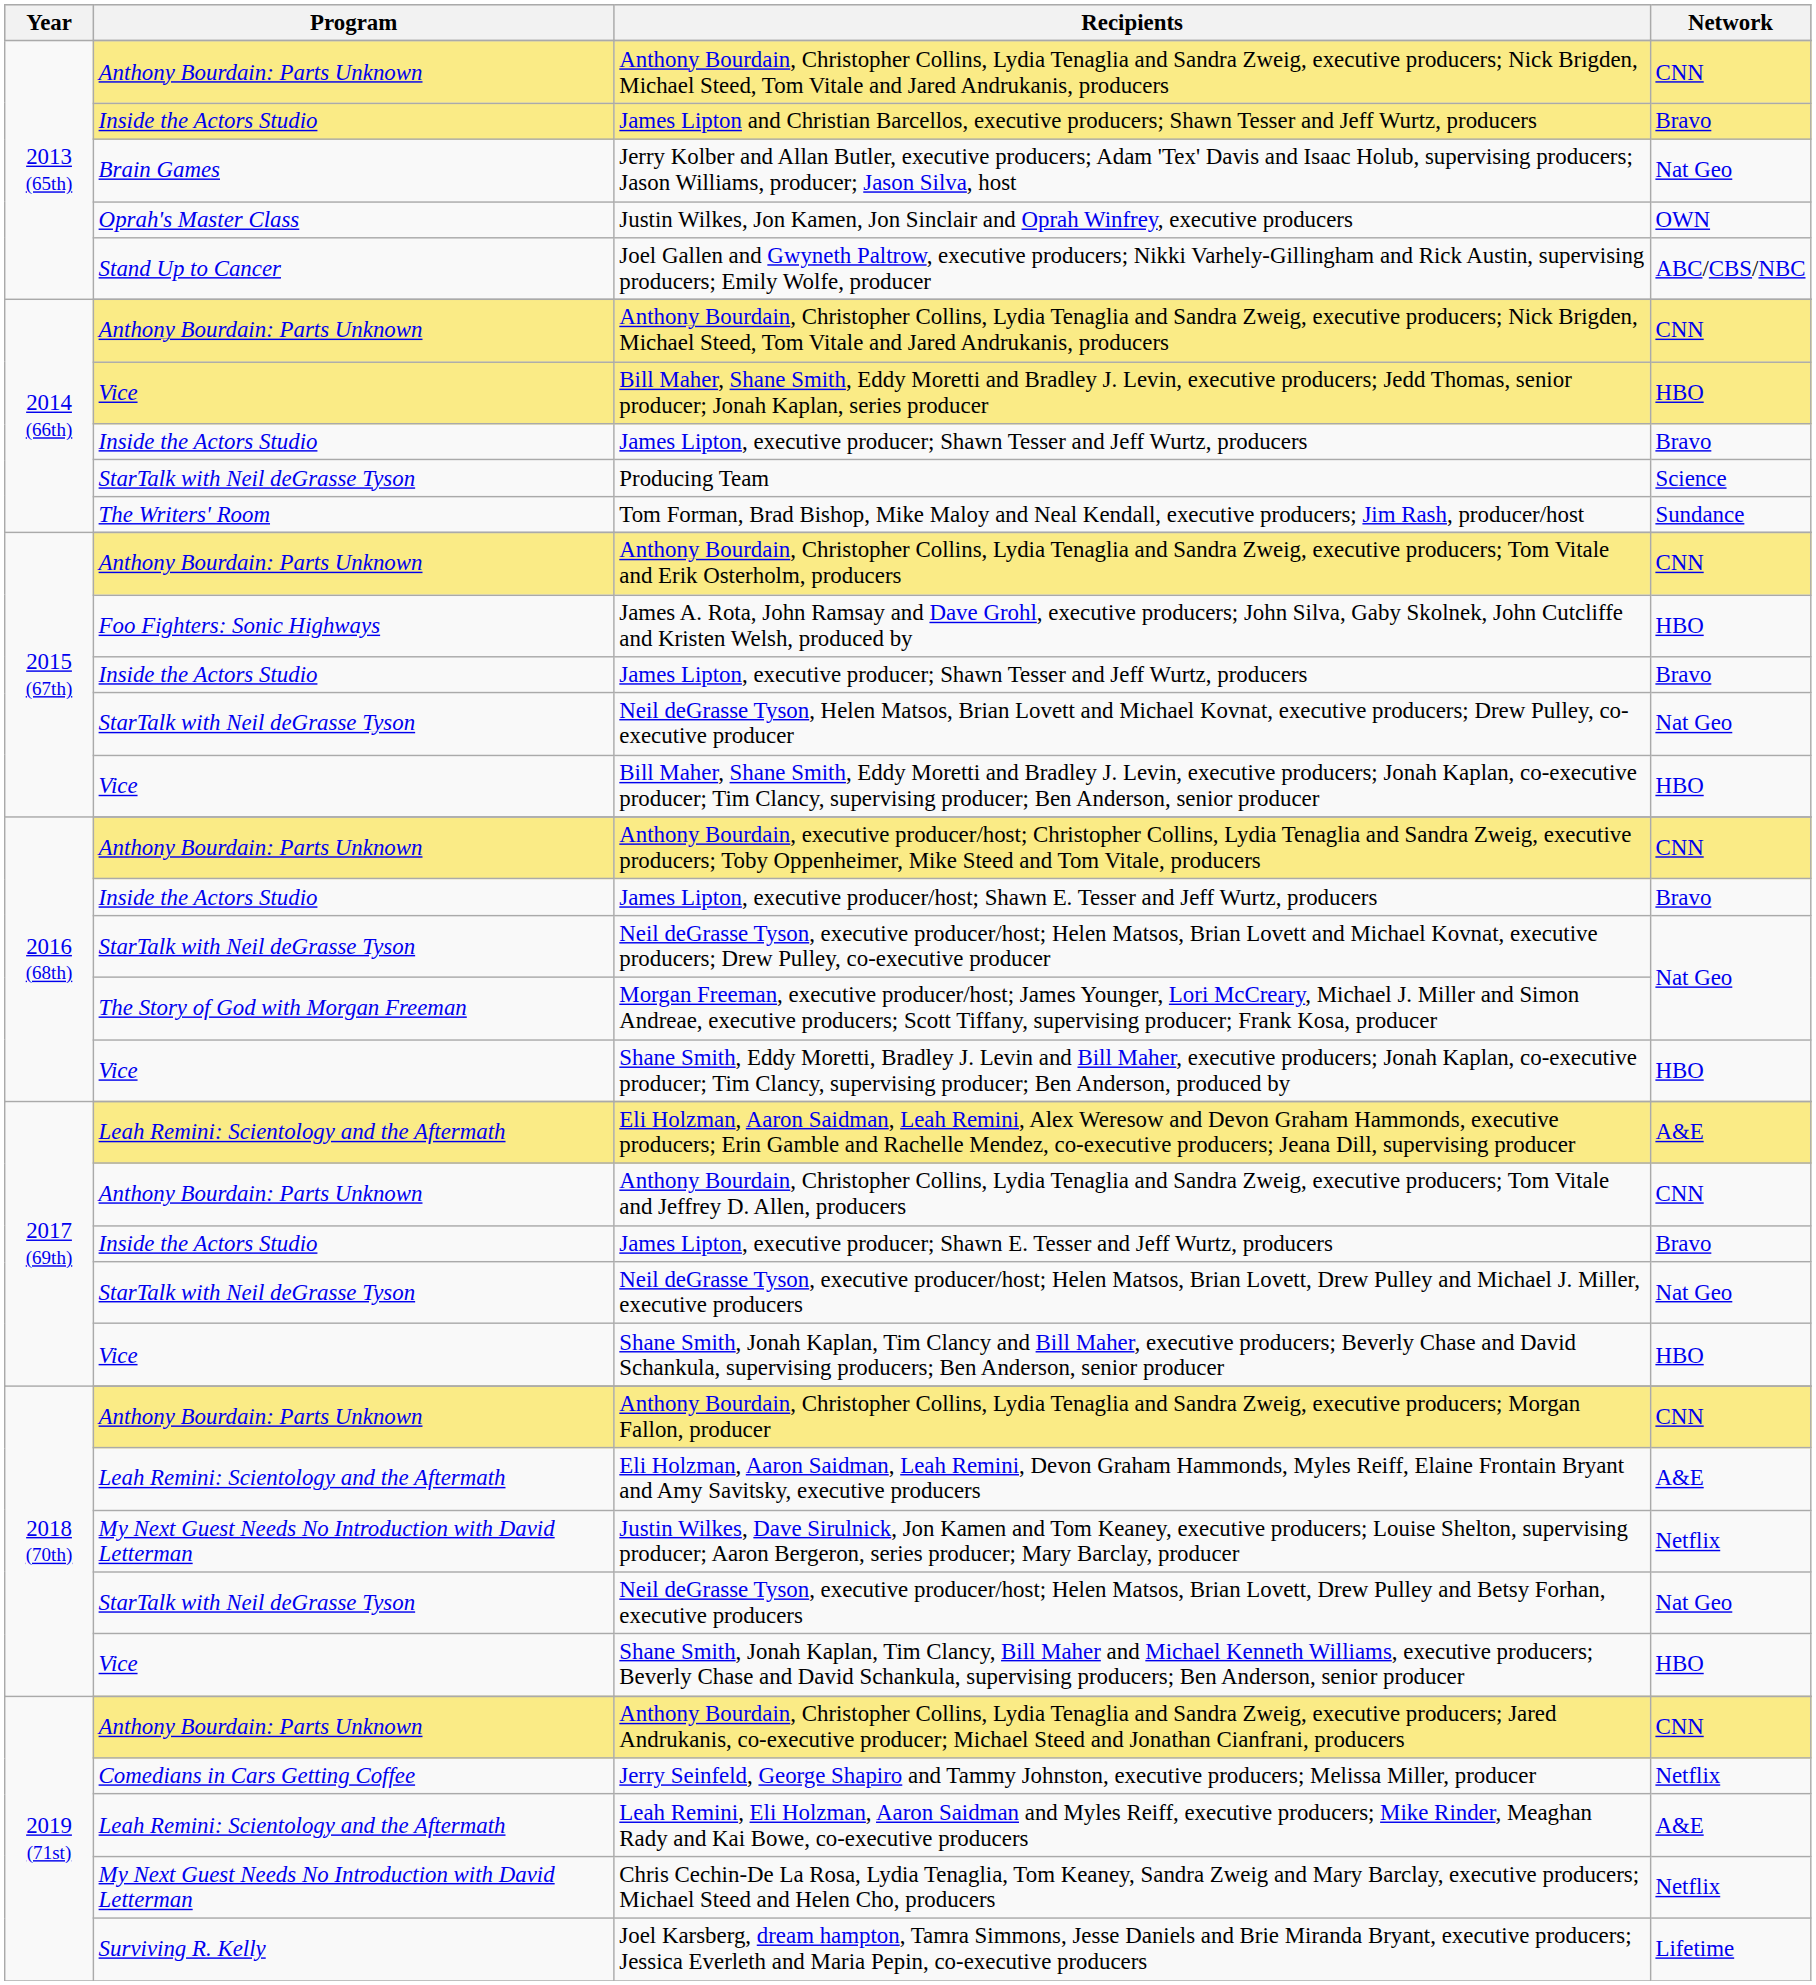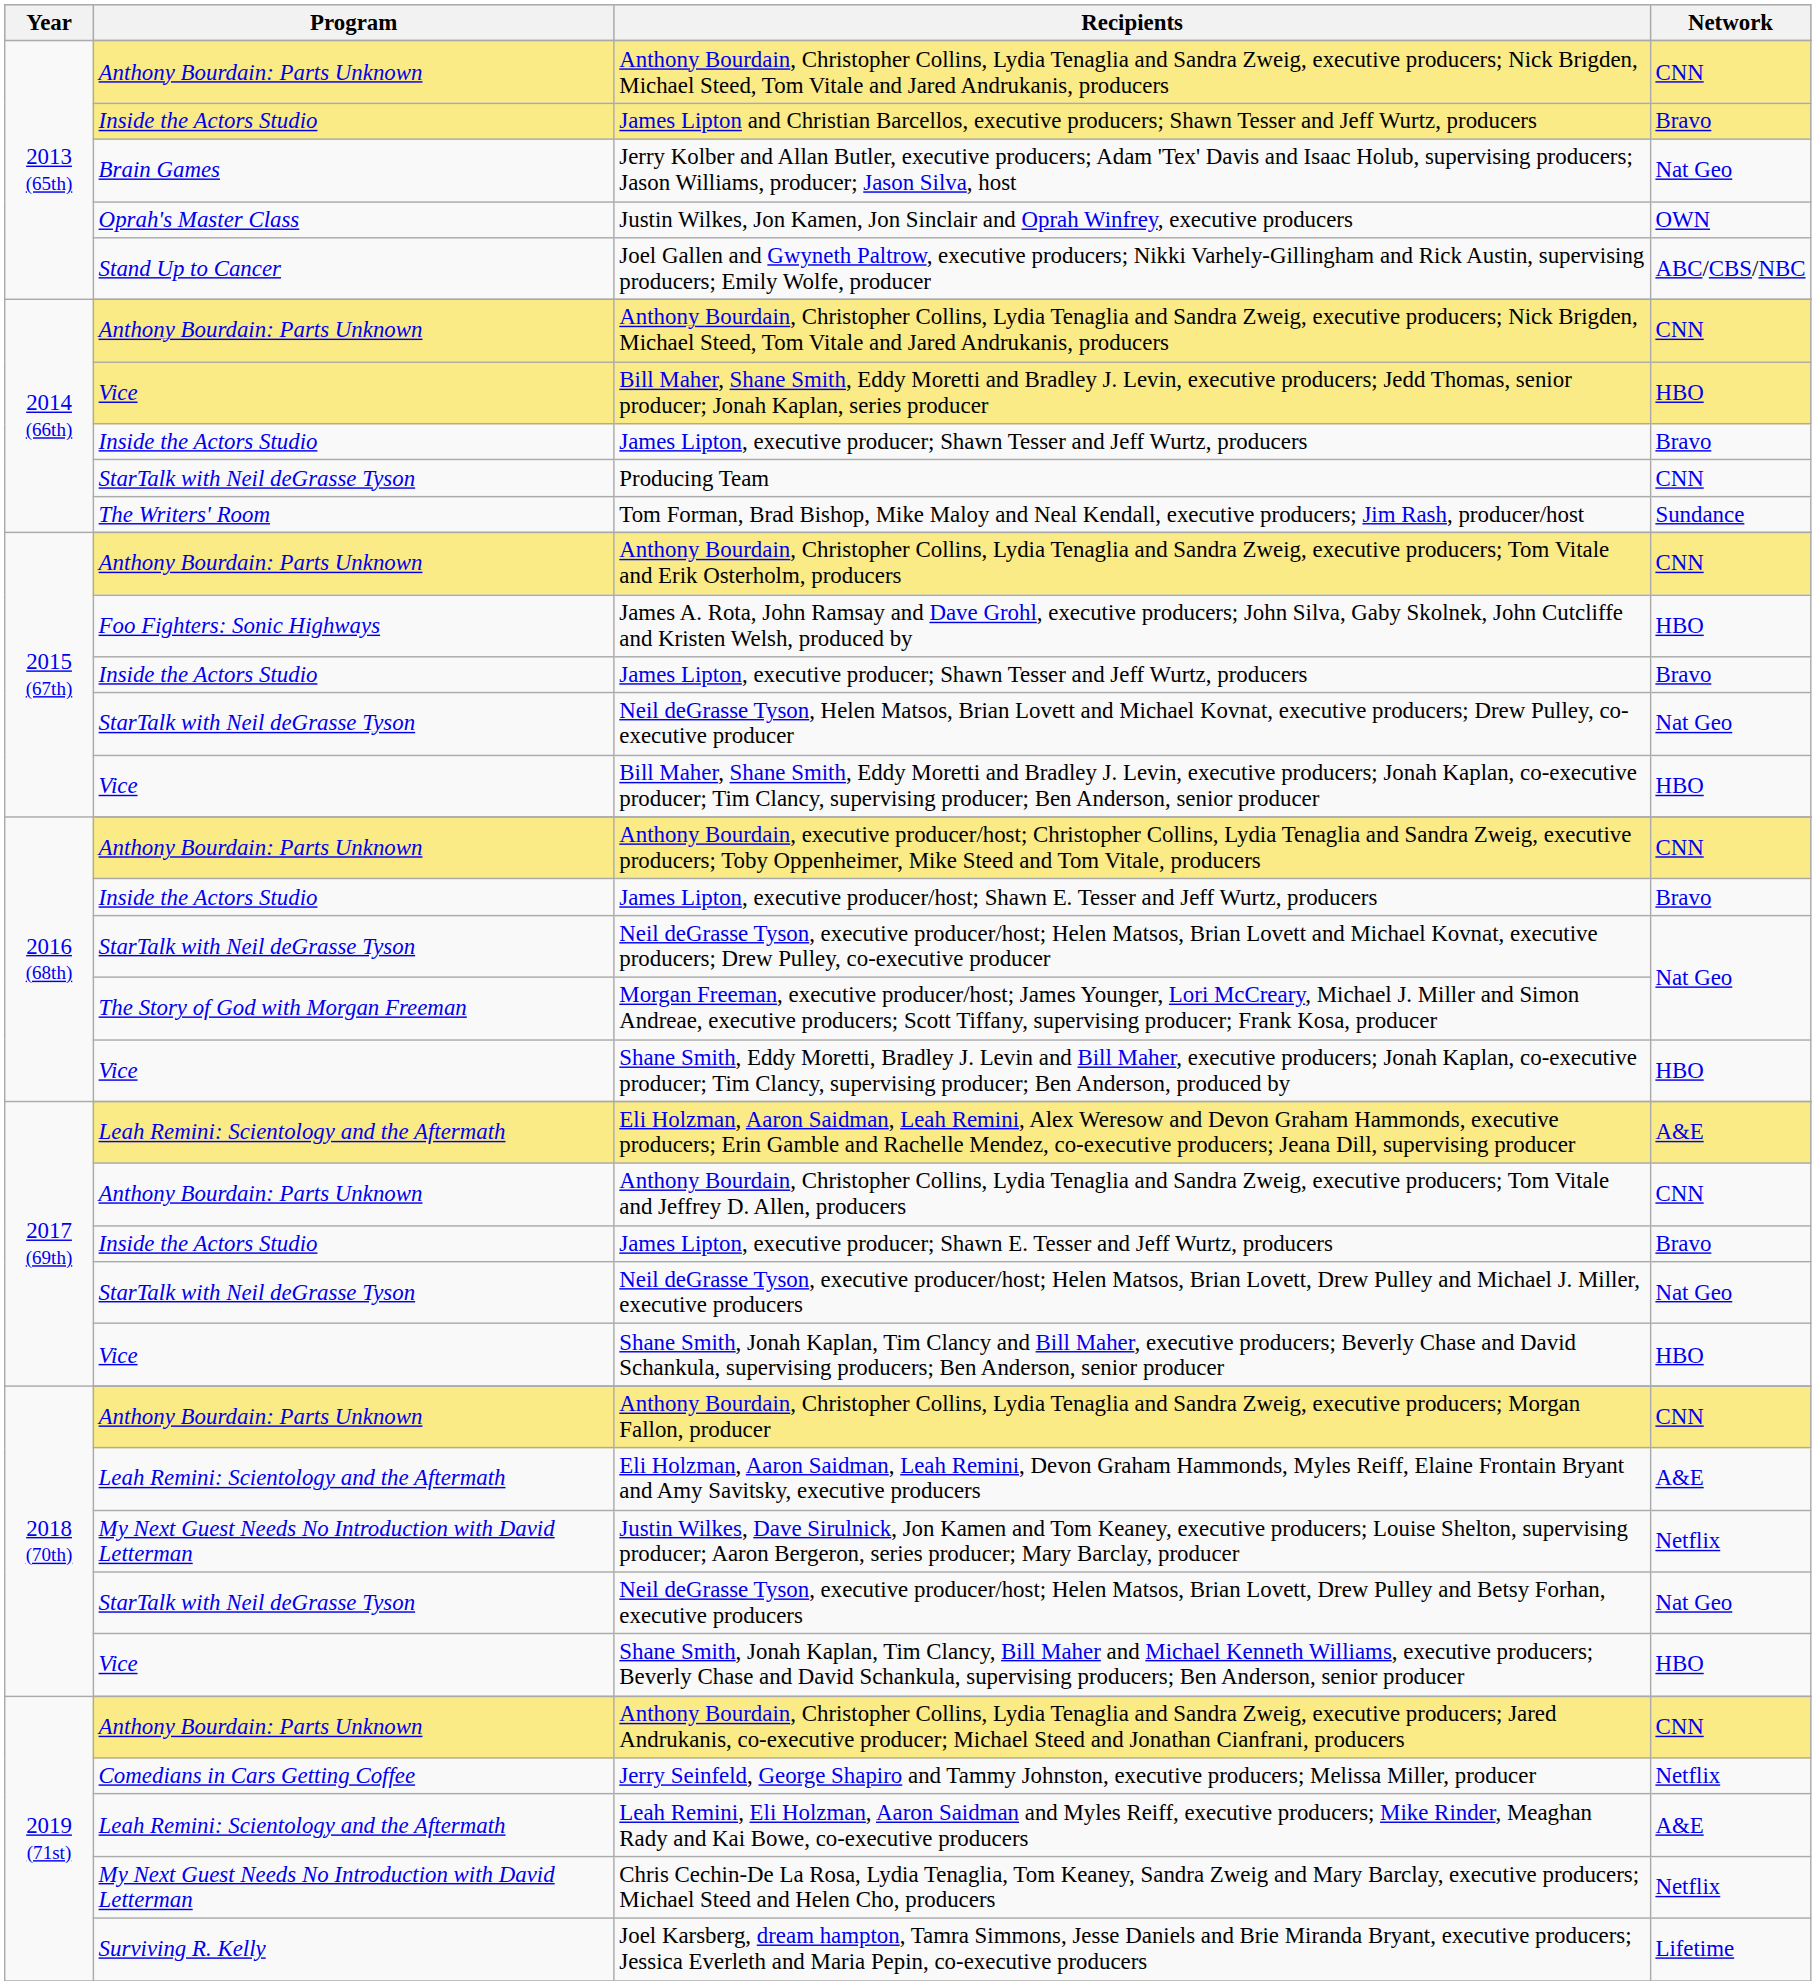(1691, 477) Science -> (1680, 477) CNN
